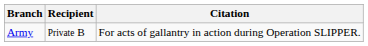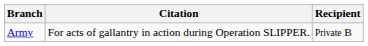columns swapped: (71, 13) <-> (230, 13)
